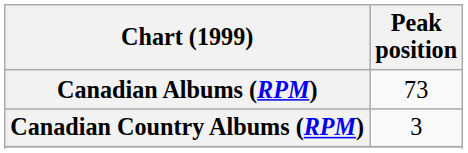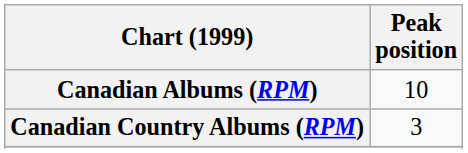(416, 89) 73 -> (416, 89) 10
